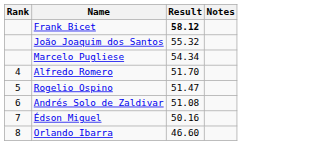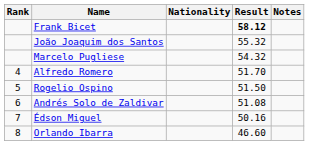+ column: (199, 12)
(185, 58) 54.34 -> (252, 58) 54.32
(185, 88) 51.47 -> (252, 88) 51.50
